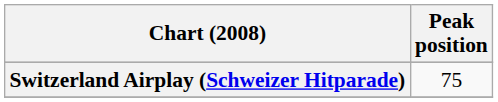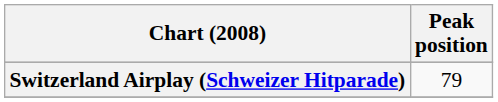(451, 79) 75 -> (451, 79) 79
